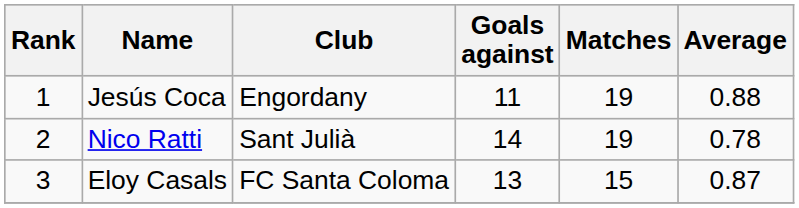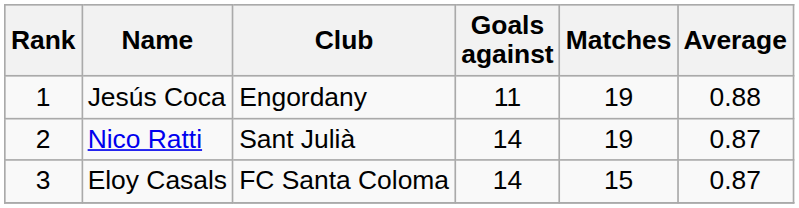(735, 138) 0.78 -> (735, 138) 0.87
(507, 180) 13 -> (507, 180) 14
